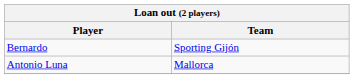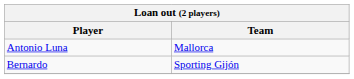rows swapped: (27, 47) <-> (37, 64)
